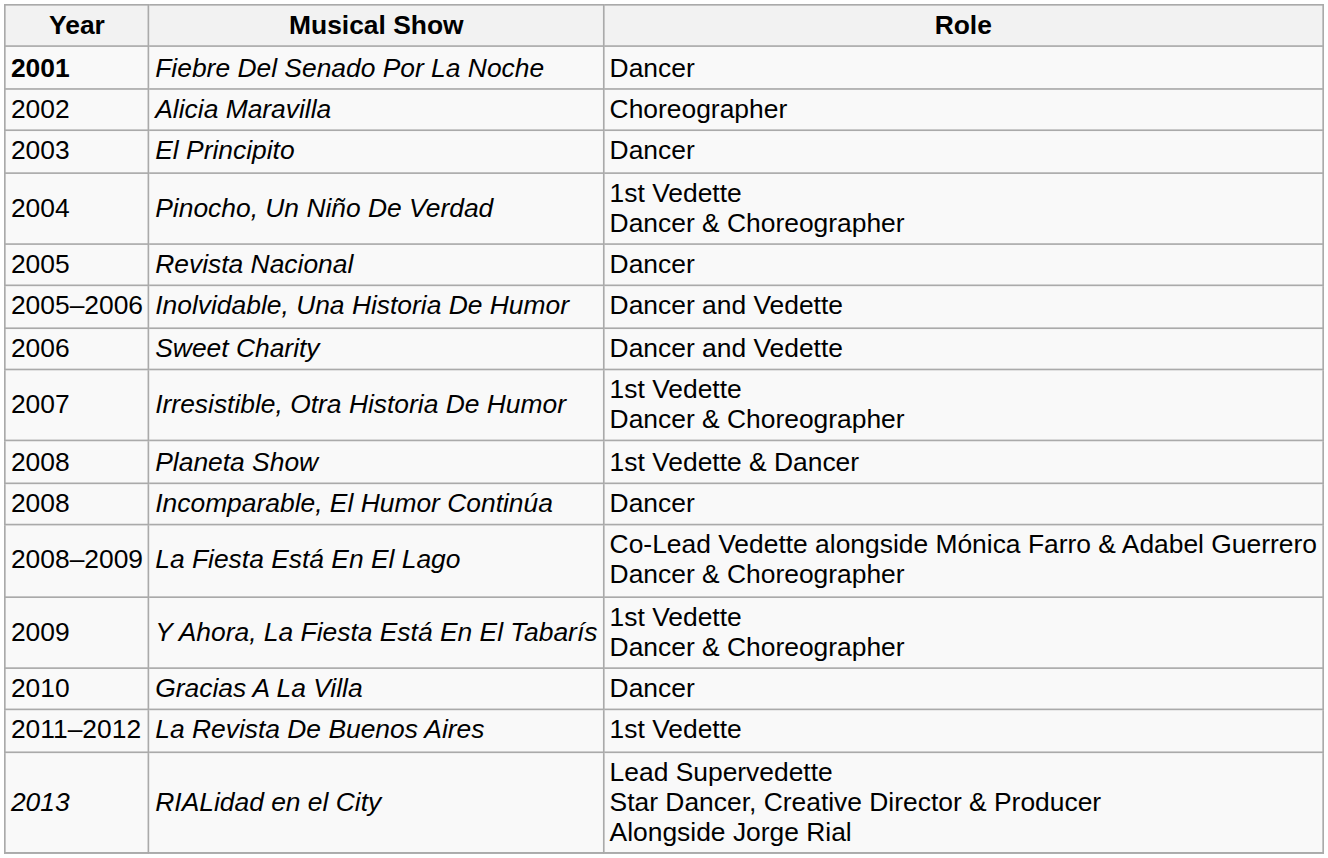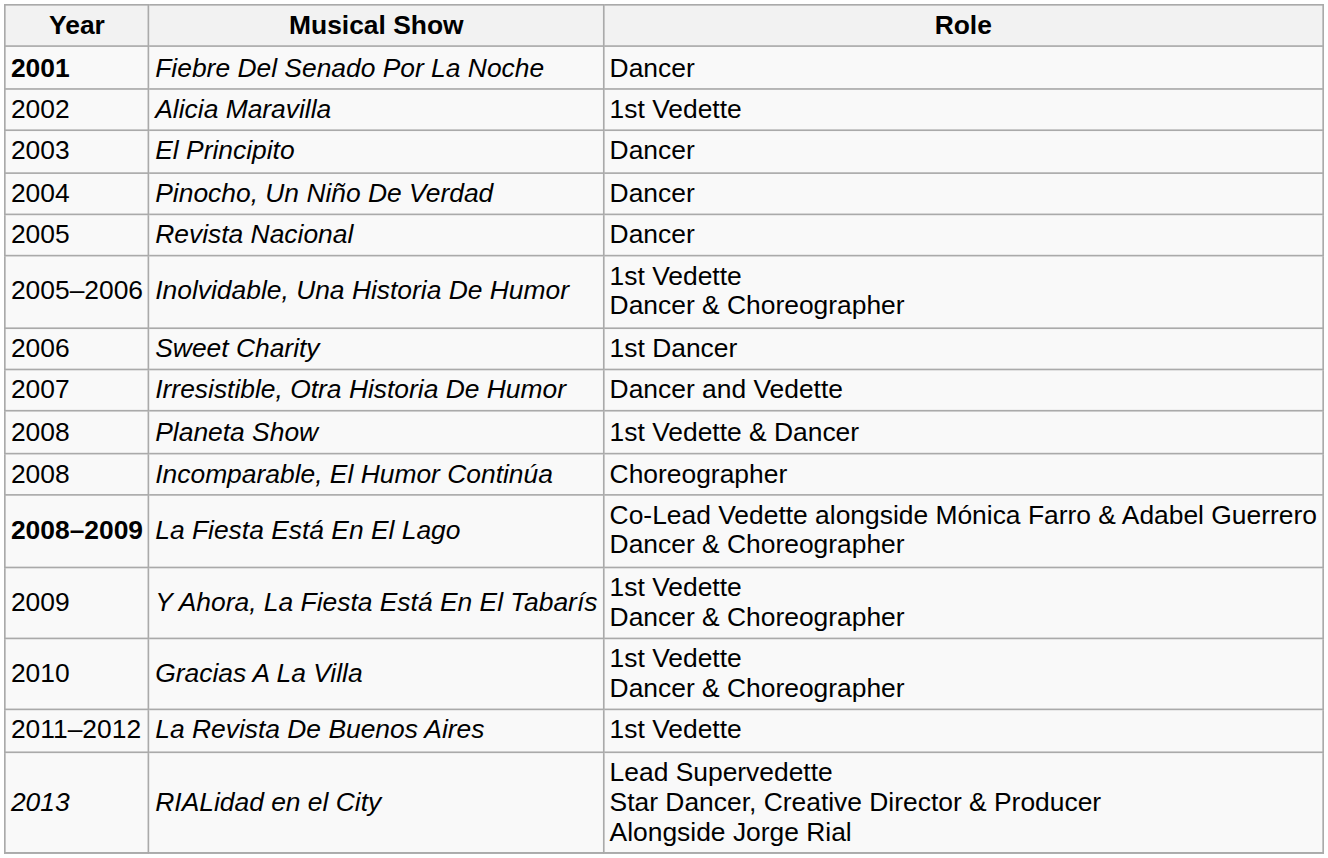(698, 109) Choreographer -> (676, 109) 1st Vedette
(757, 207) 1st Vedette Dancer & Choreographer -> (652, 192) Dancer
(726, 306) Dancer and Vedette -> (757, 291) 1st Vedette Dancer & Choreographer
(726, 348) Dancer and Vedette -> (673, 348) 1st Dancer
(757, 404) 1st Vedette Dancer & Choreographer -> (726, 390) Dancer and Vedette
(652, 503) Dancer -> (698, 473) Choreographer
(77, 560) normal -> (77, 530) bold
(652, 688) Dancer -> (757, 673) 1st Vedette Dancer & Choreographer
